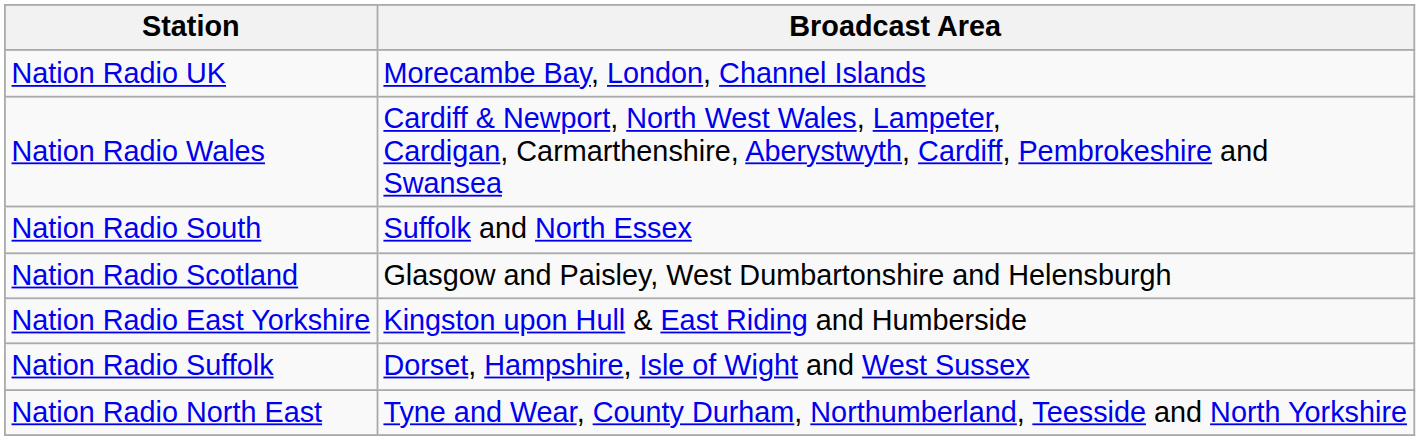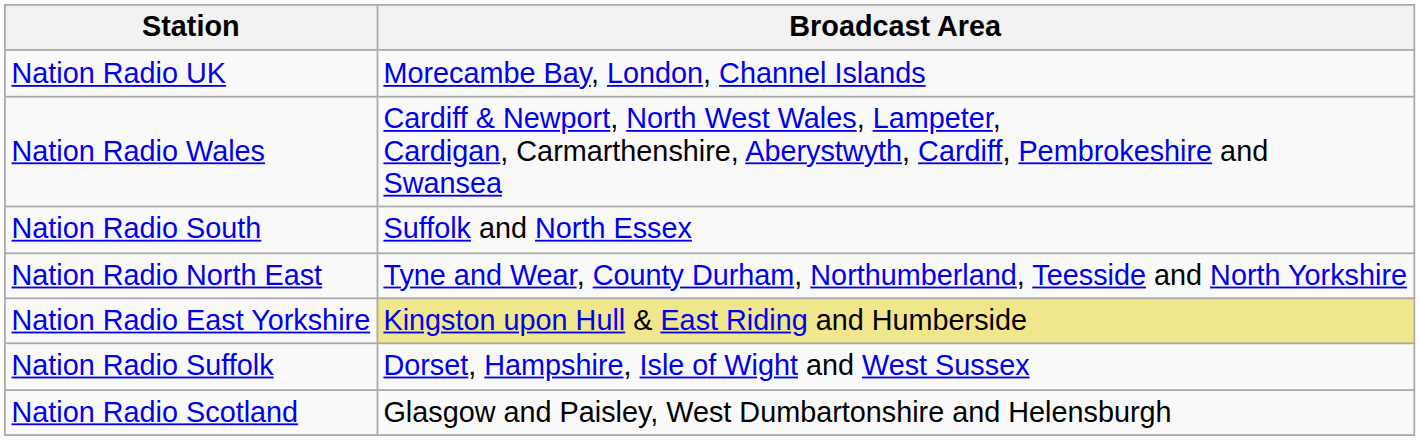rows swapped: (155, 274) <-> (167, 411)
(705, 320) no background -> (705, 320) khaki background
